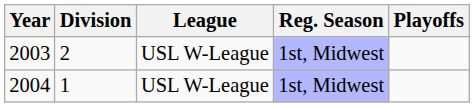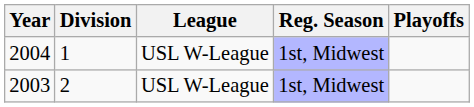rows swapped: (30, 53) <-> (30, 85)
